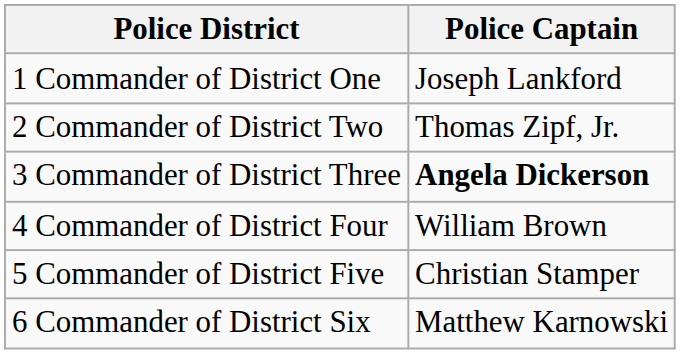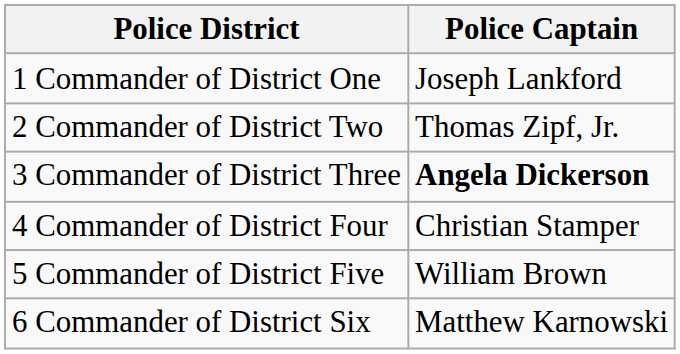(511, 224) William Brown -> (527, 224) Christian Stamper
(527, 273) Christian Stamper -> (511, 273) William Brown
